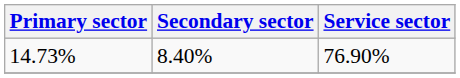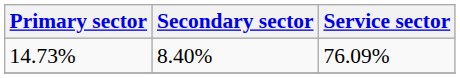(357, 55) 76.90% -> (357, 55) 76.09%
